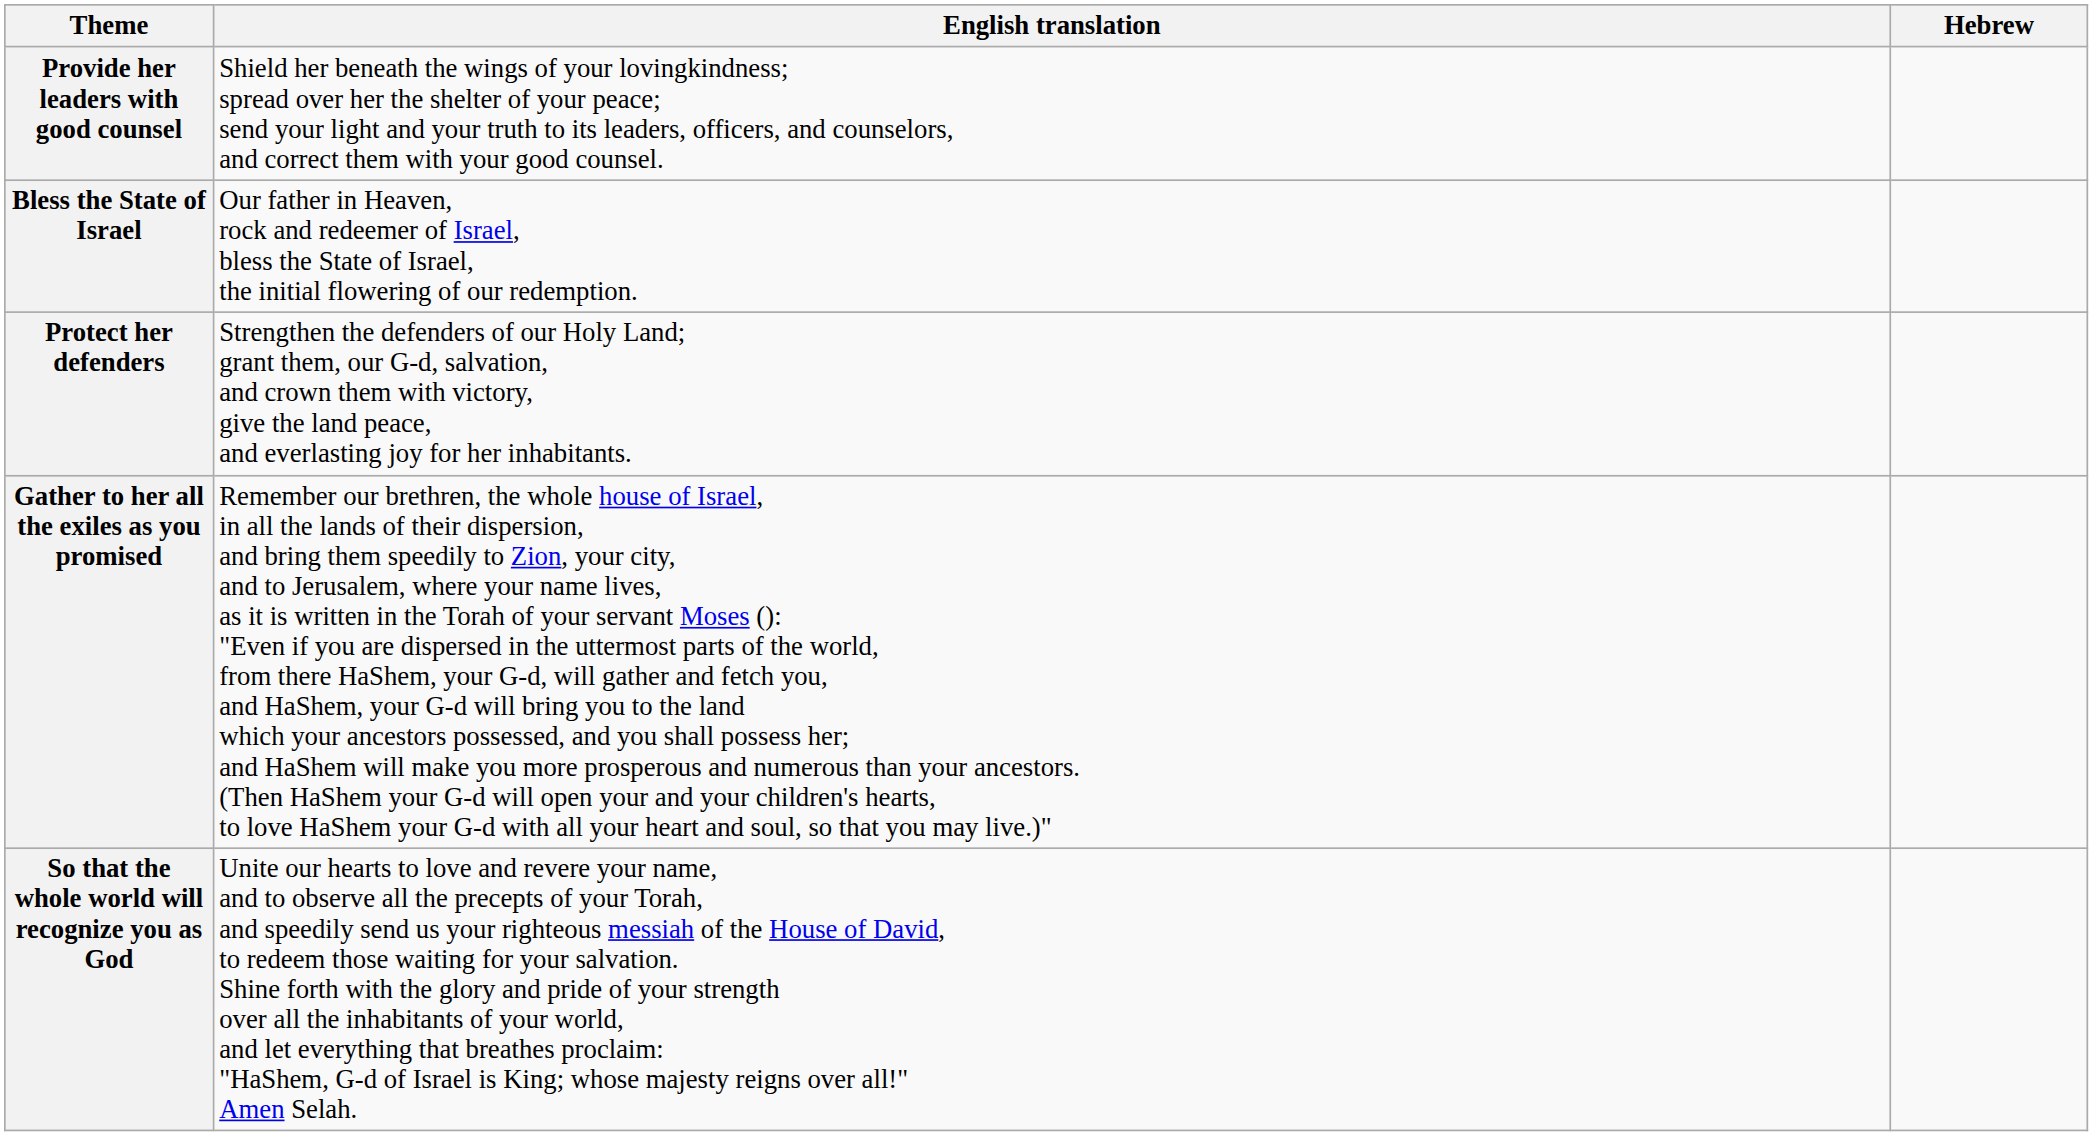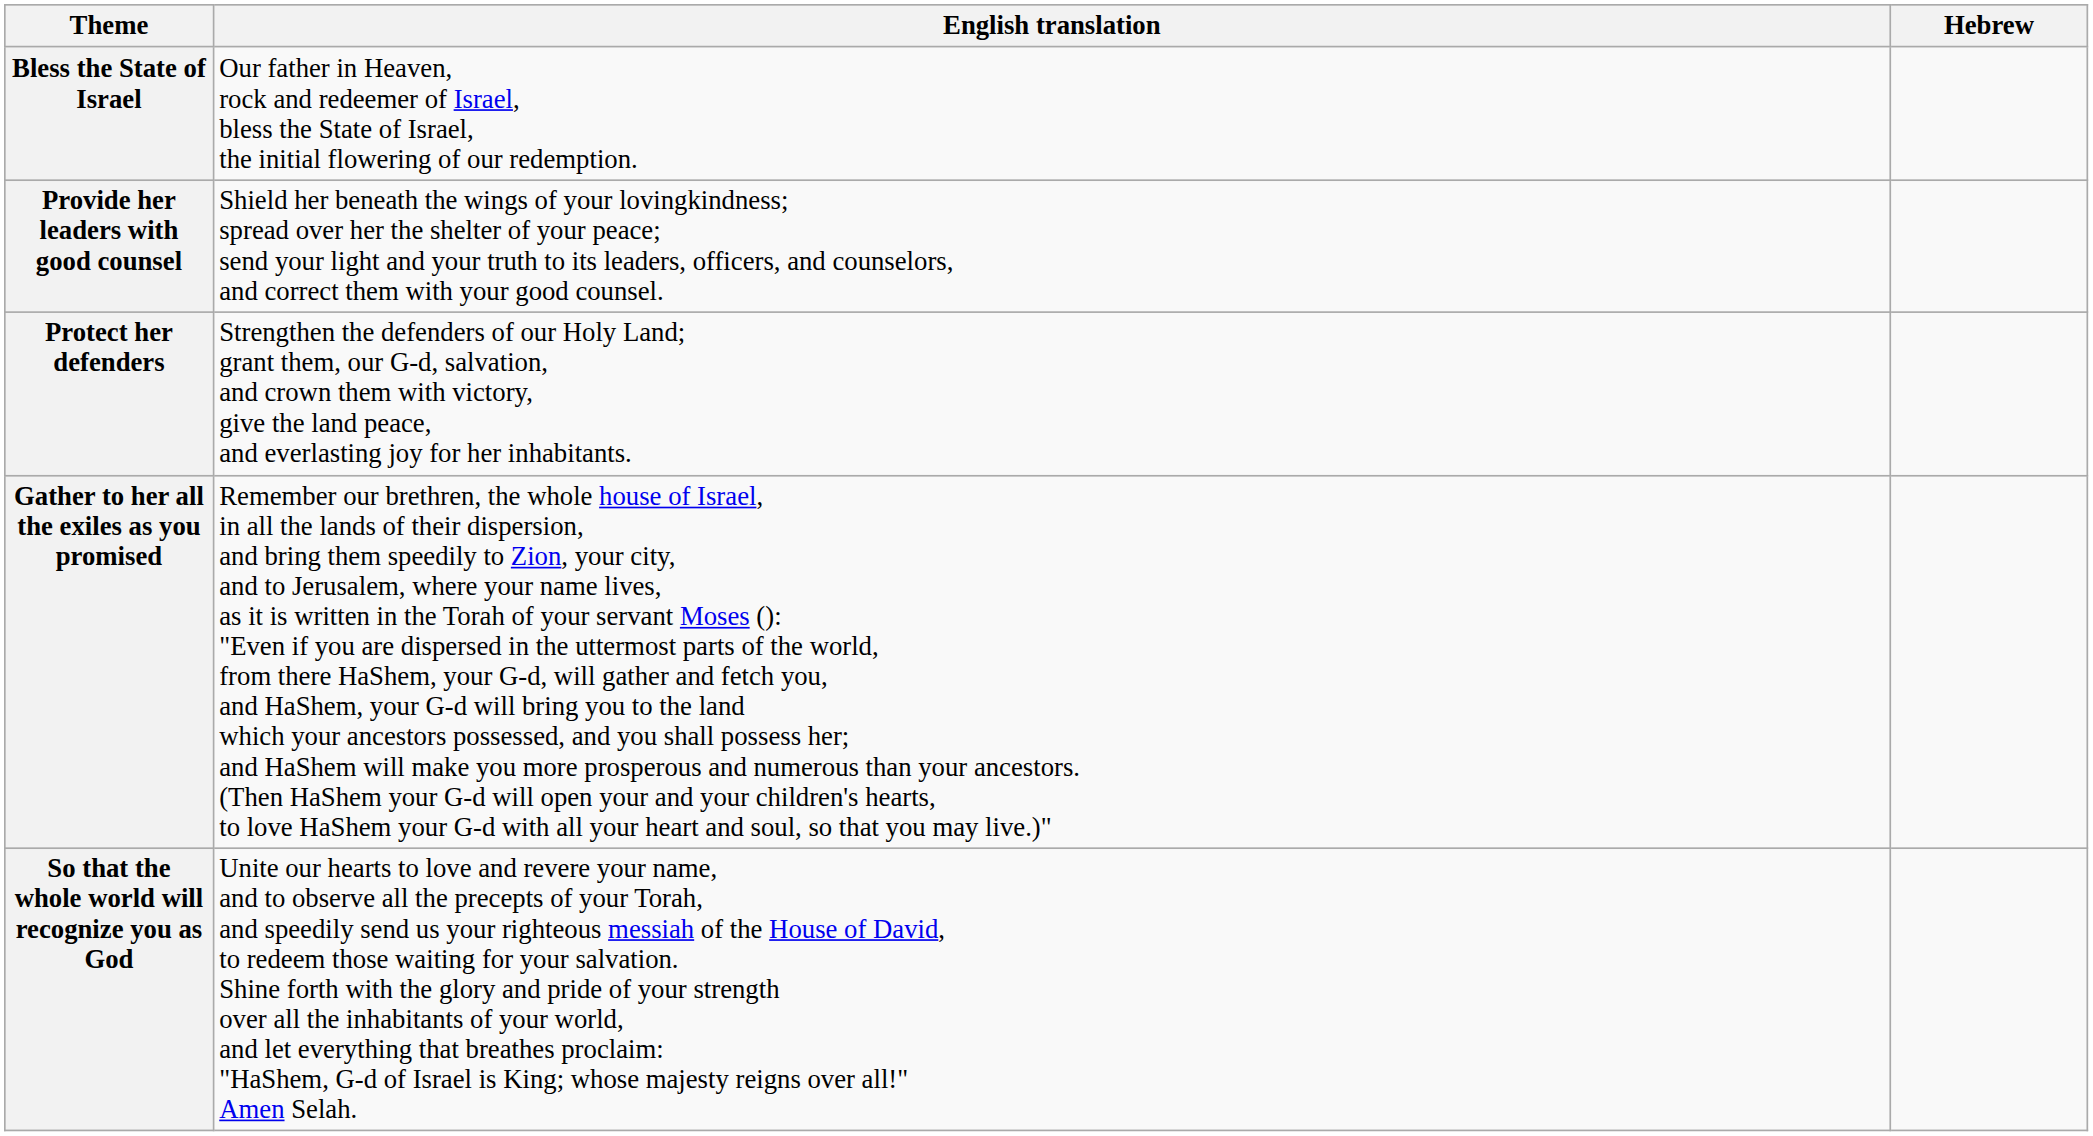rows swapped: (109, 215) <-> (109, 98)
